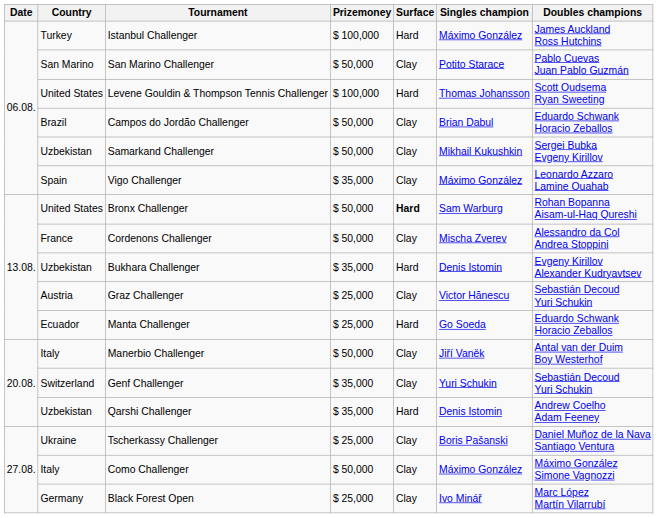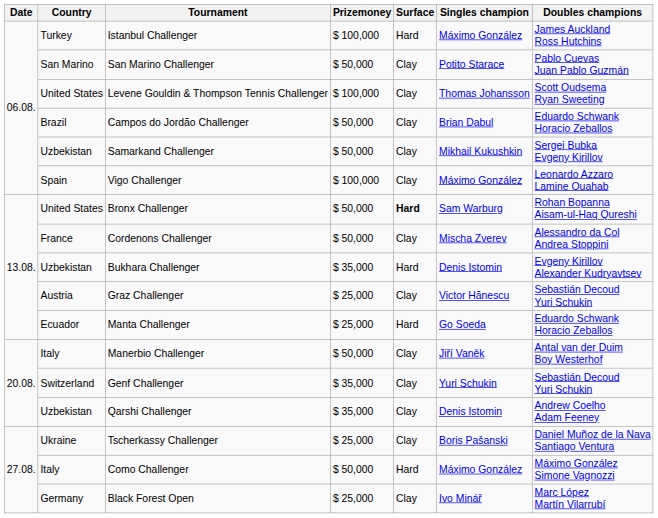(407, 93) Hard -> (406, 93) Clay
(353, 180) $ 35,000 -> (356, 180) $ 100,000
(407, 411) Hard -> (406, 411) Clay
(406, 469) Clay -> (407, 469) Hard
